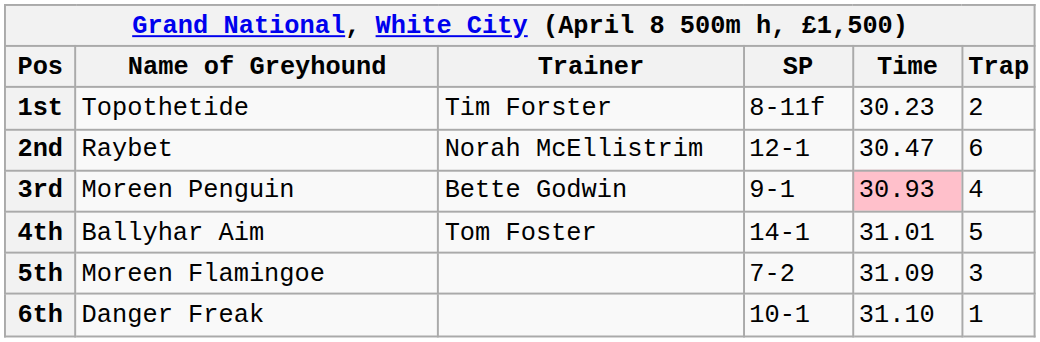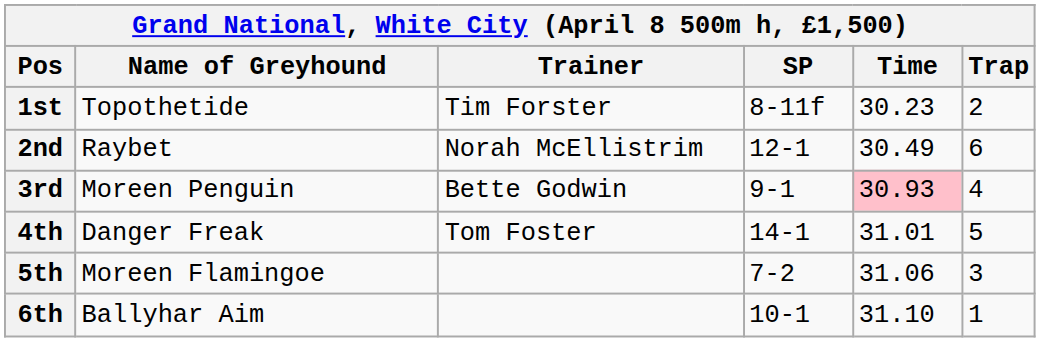(897, 150) 30.47 -> (897, 150) 30.49
(173, 232) Ballyhar Aim -> (173, 232) Danger Freak
(897, 274) 31.09 -> (897, 274) 31.06
(173, 315) Danger Freak -> (173, 315) Ballyhar Aim
